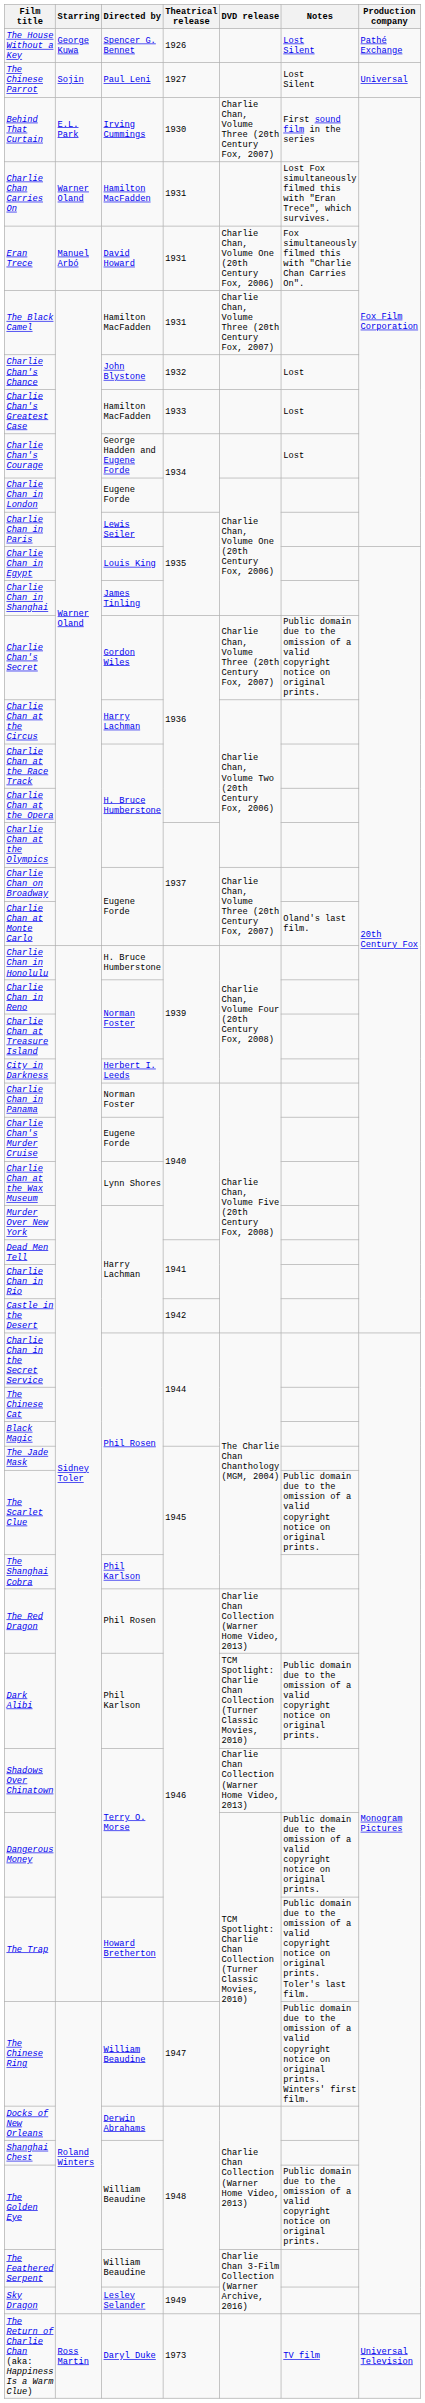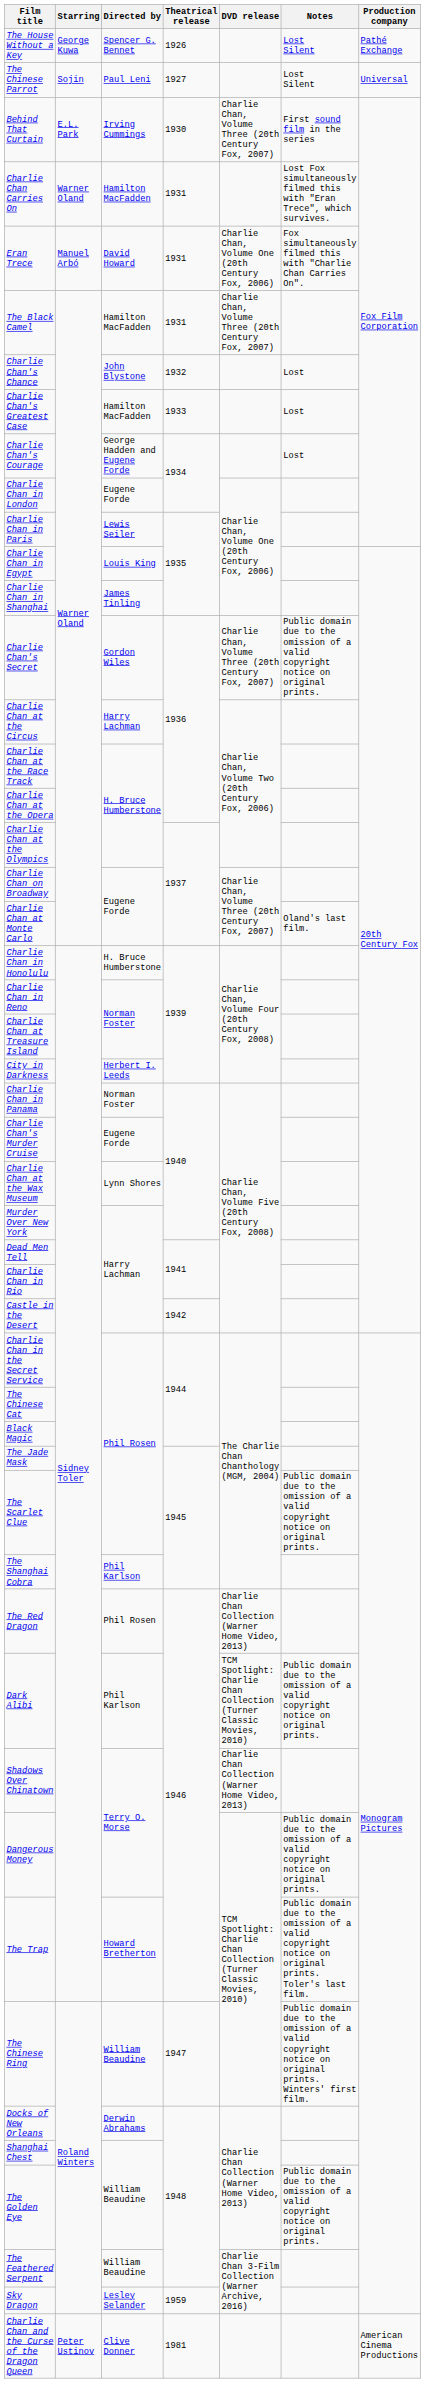(176, 2300) 1949 -> (176, 2300) 1959
- row: (30, 2356)
+ row: (30, 2346)
